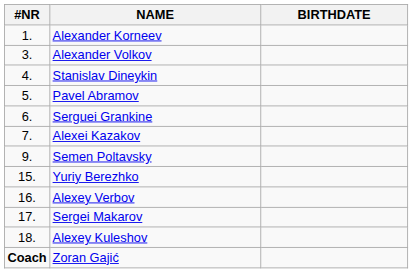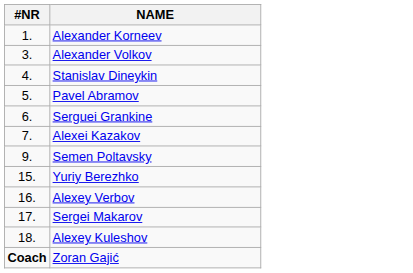- column: (334, 15)
